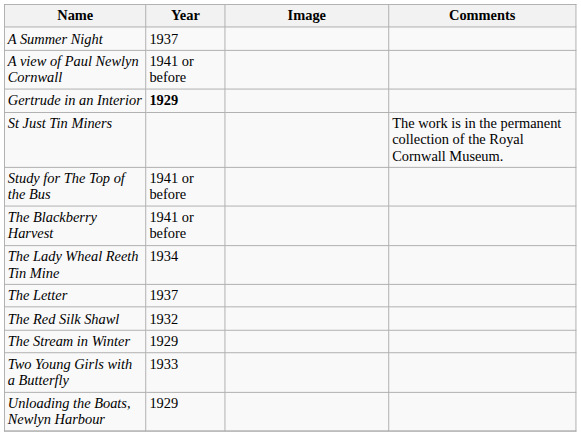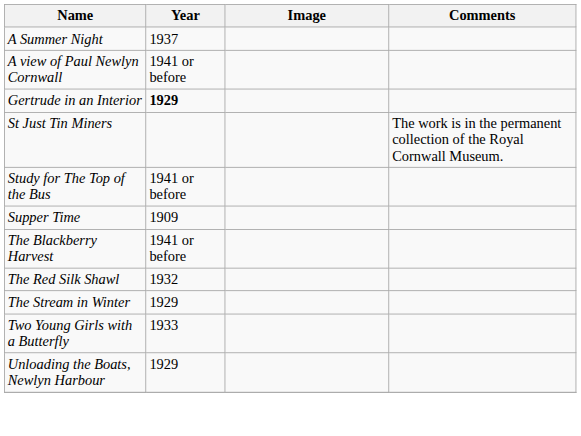+ row: (44, 217)
- row: (73, 264)
- row: (38, 295)
